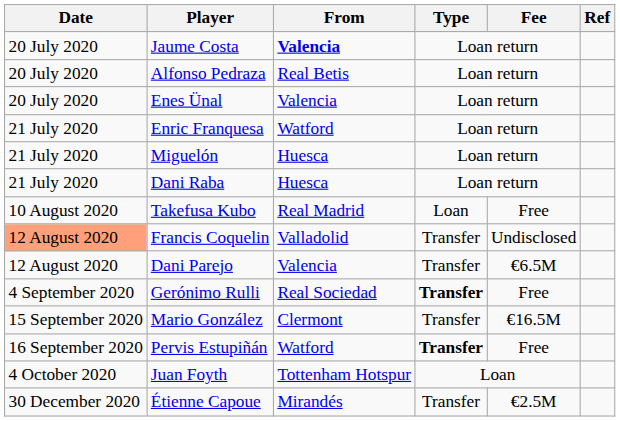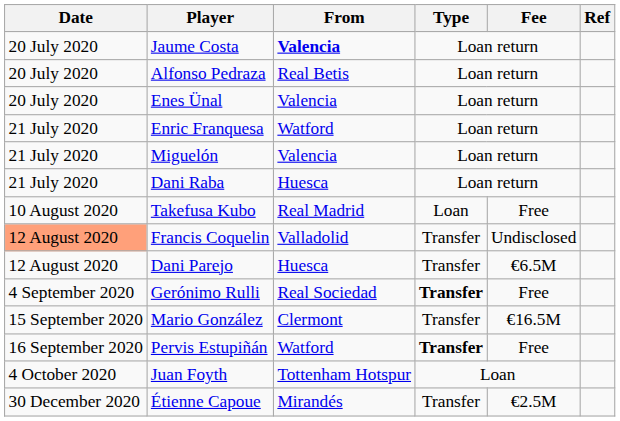(303, 155) Huesca -> (307, 155) Valencia
(307, 264) Valencia -> (303, 264) Huesca
